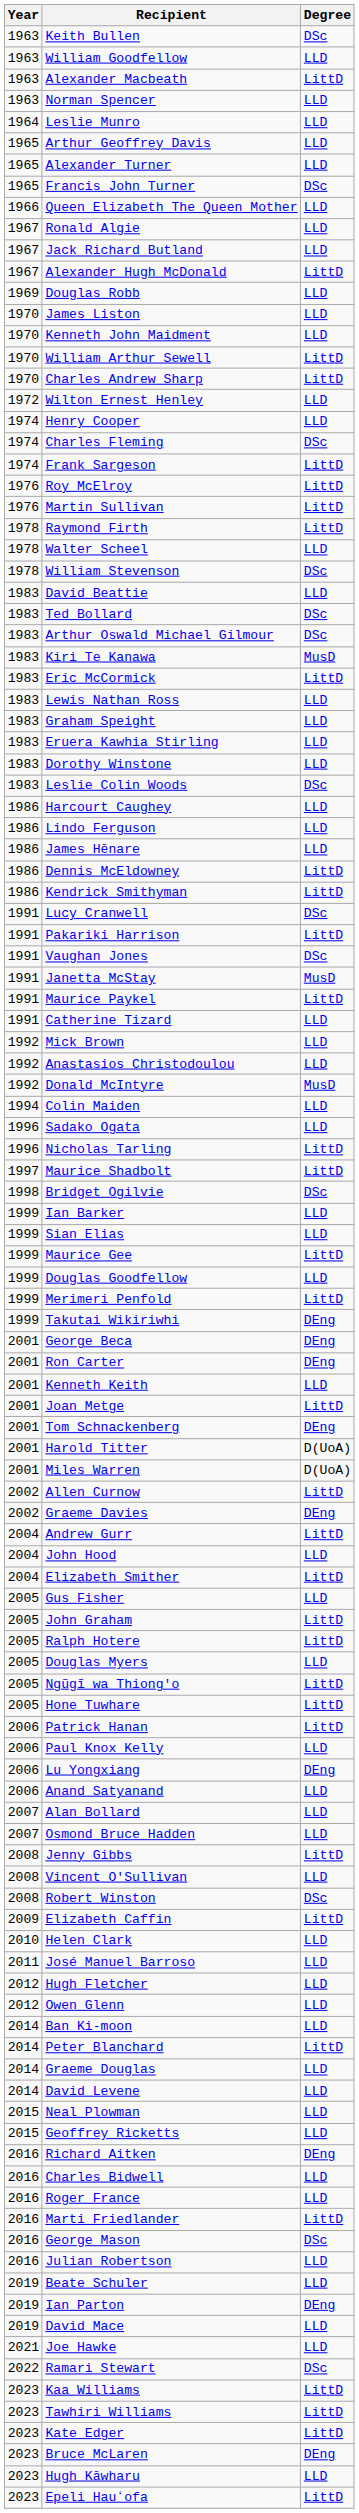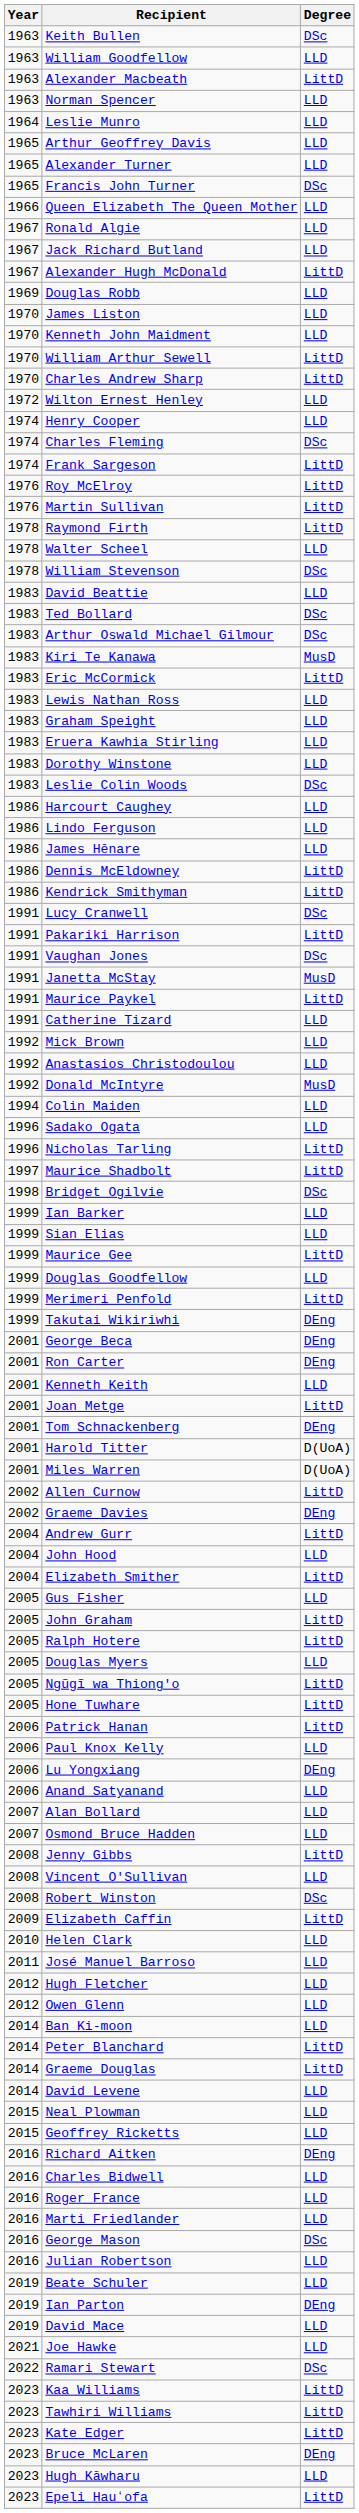(316, 2070) LLD -> (323, 2070) LittD
(323, 2219) LittD -> (316, 2219) LLD
